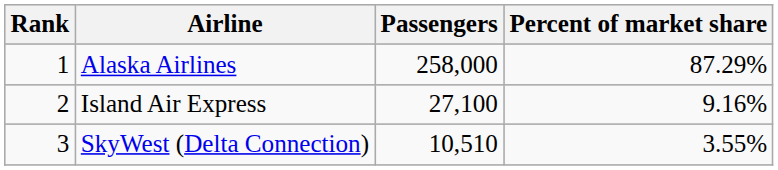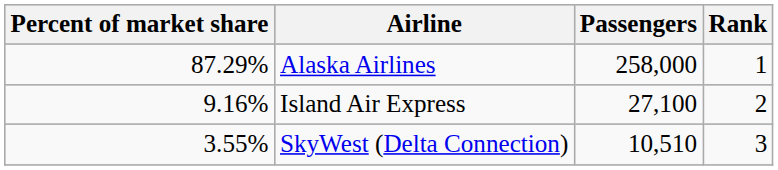columns swapped: (40, 24) <-> (638, 24)
